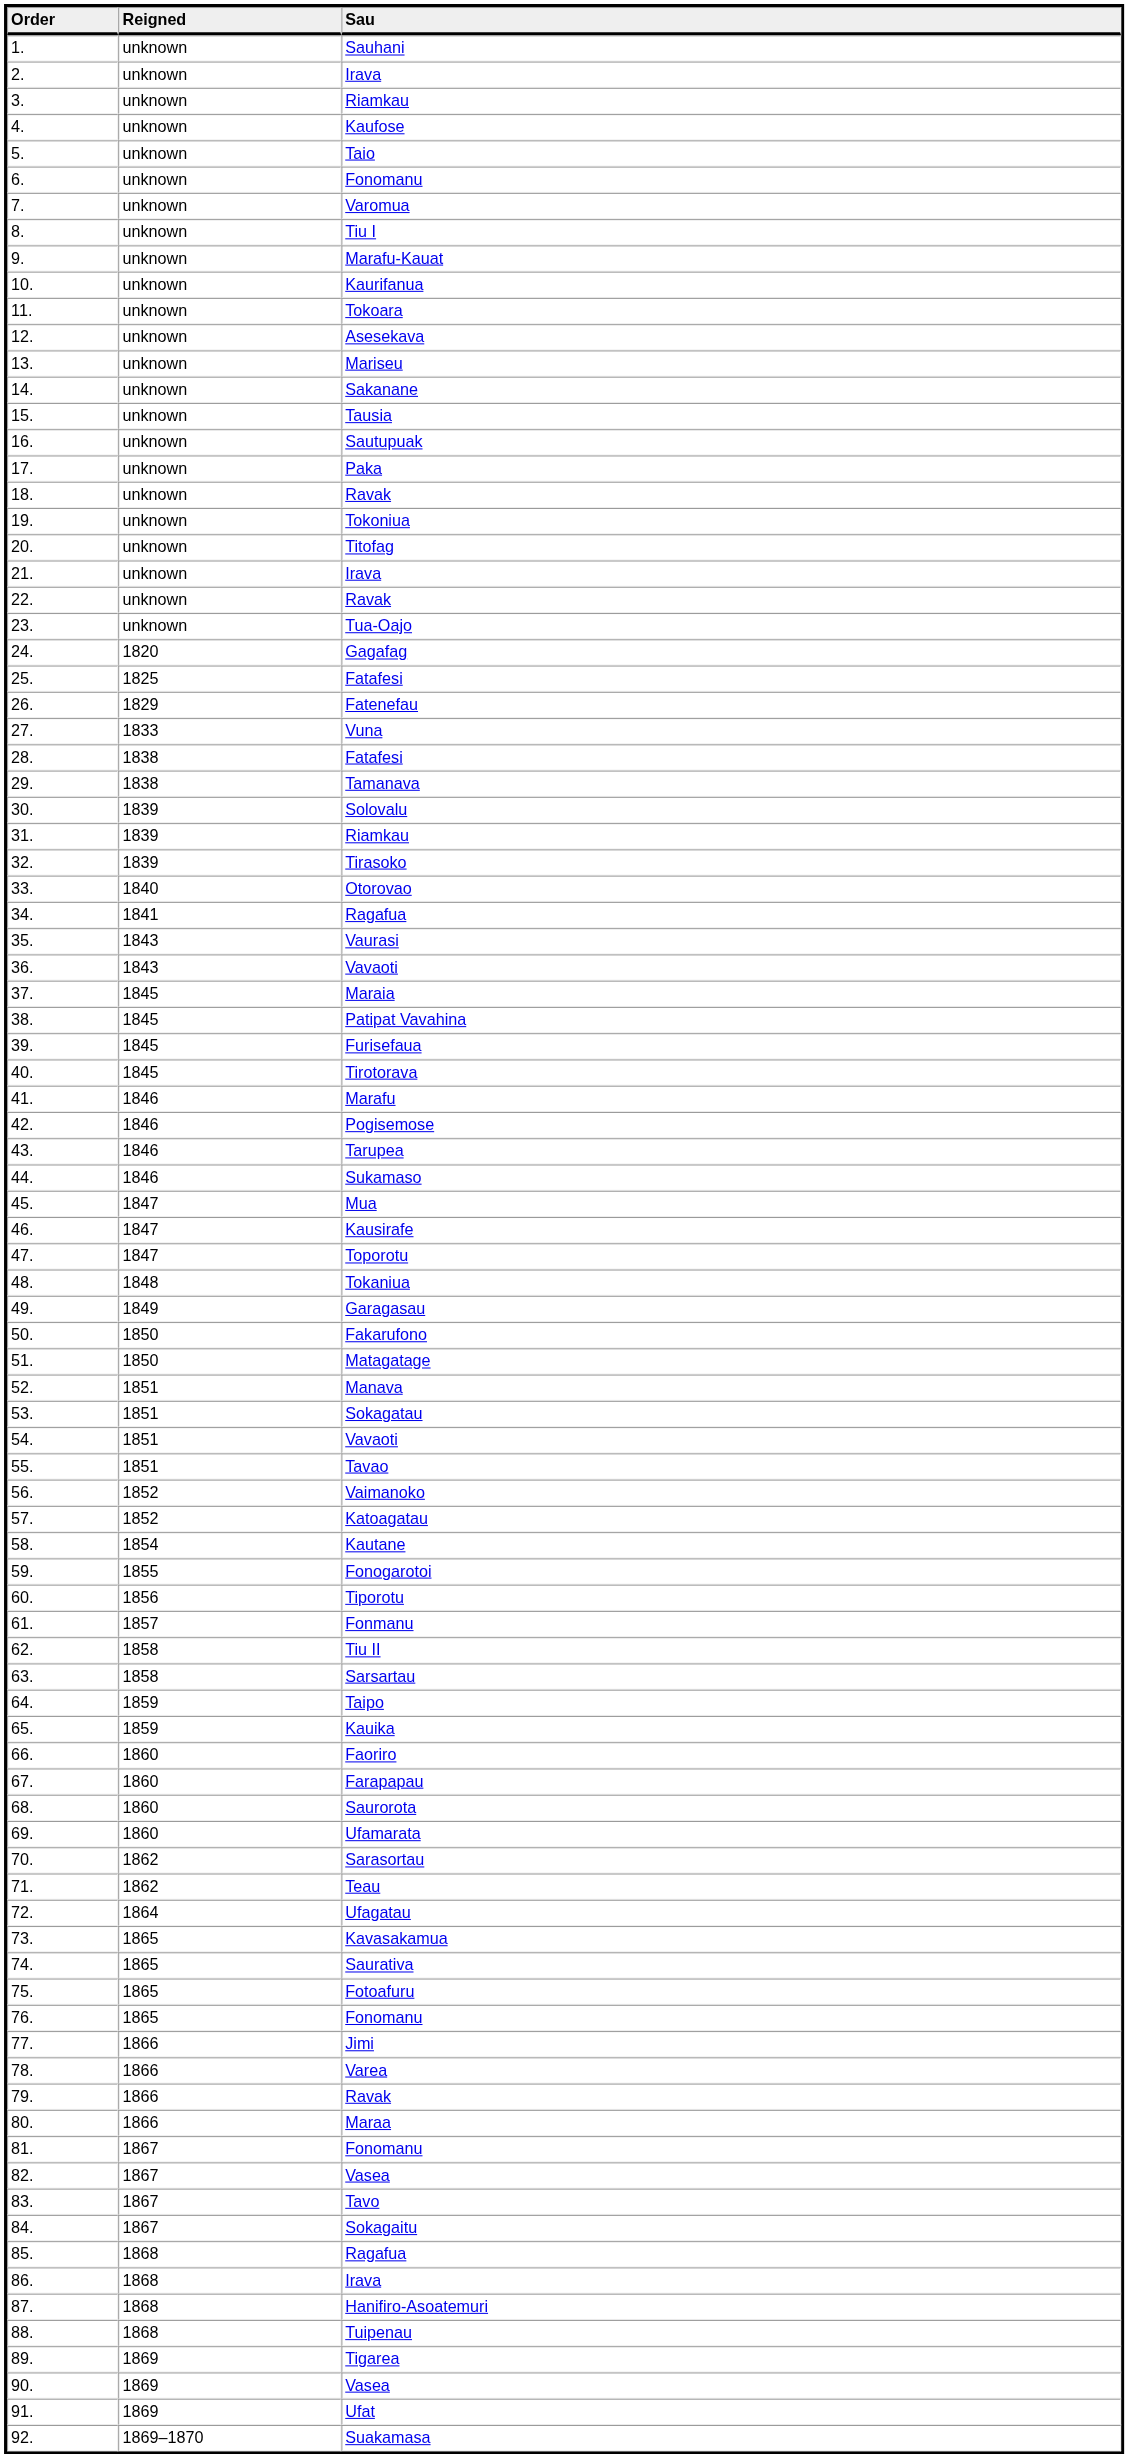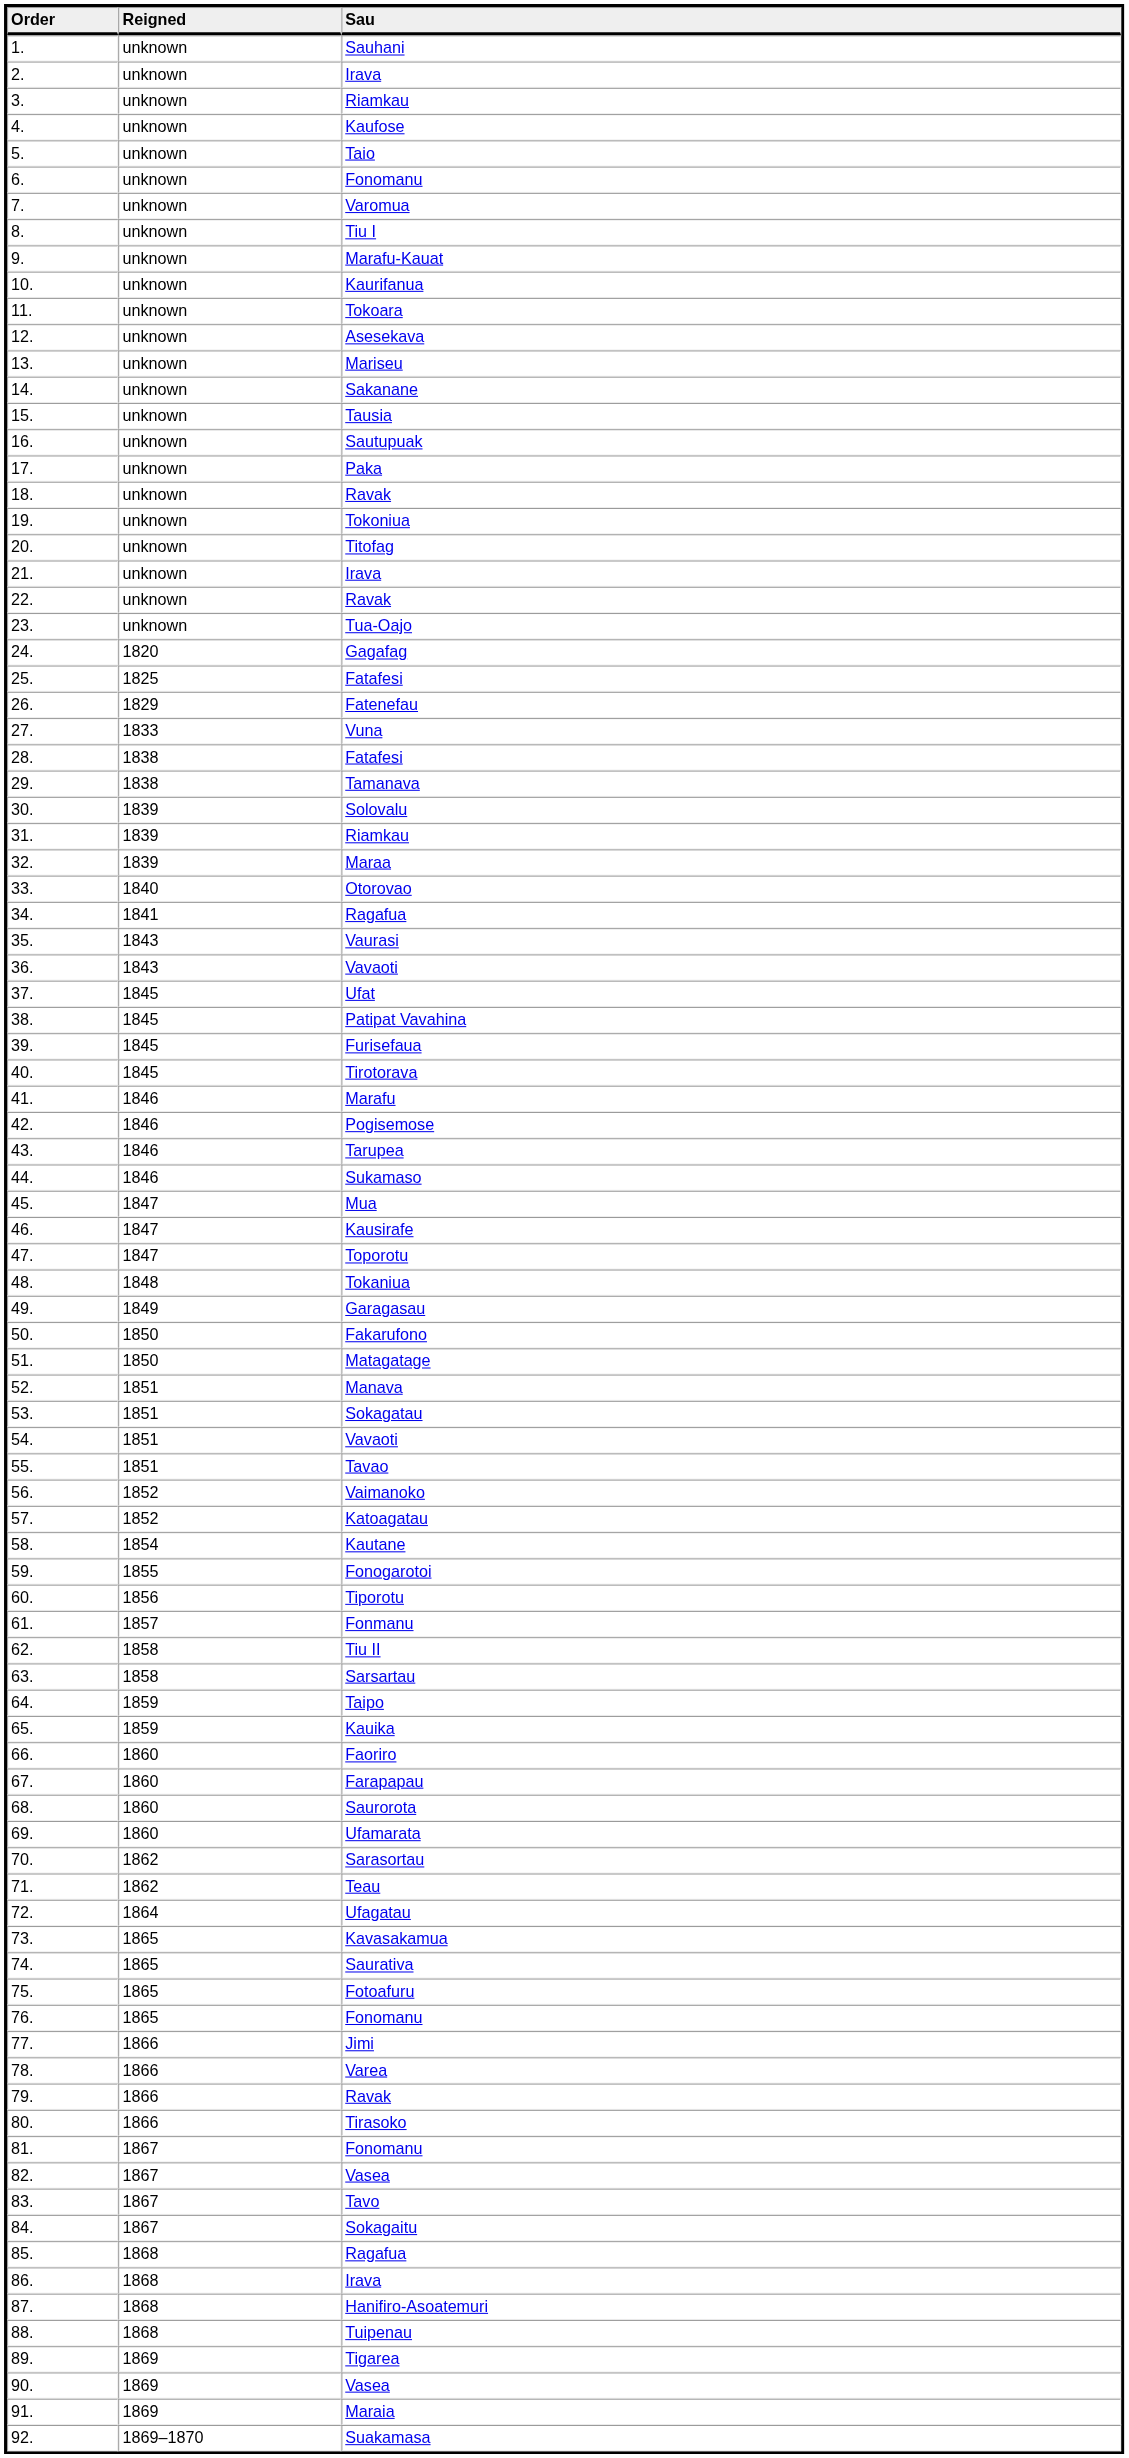(376, 862) Tirasoko -> (368, 862) Maraa
(370, 993) Maraia -> (360, 993) Ufat
(368, 2122) Maraa -> (376, 2122) Tirasoko
(360, 2411) Ufat -> (370, 2411) Maraia
